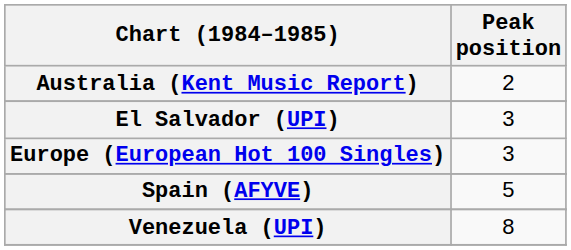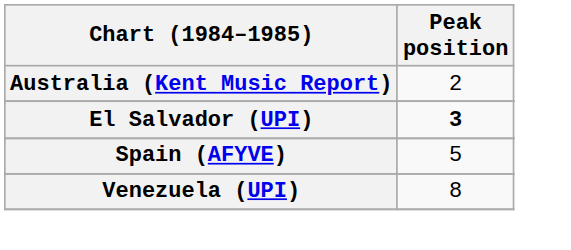(508, 120) normal -> (456, 120) bold
- row: (228, 156)
